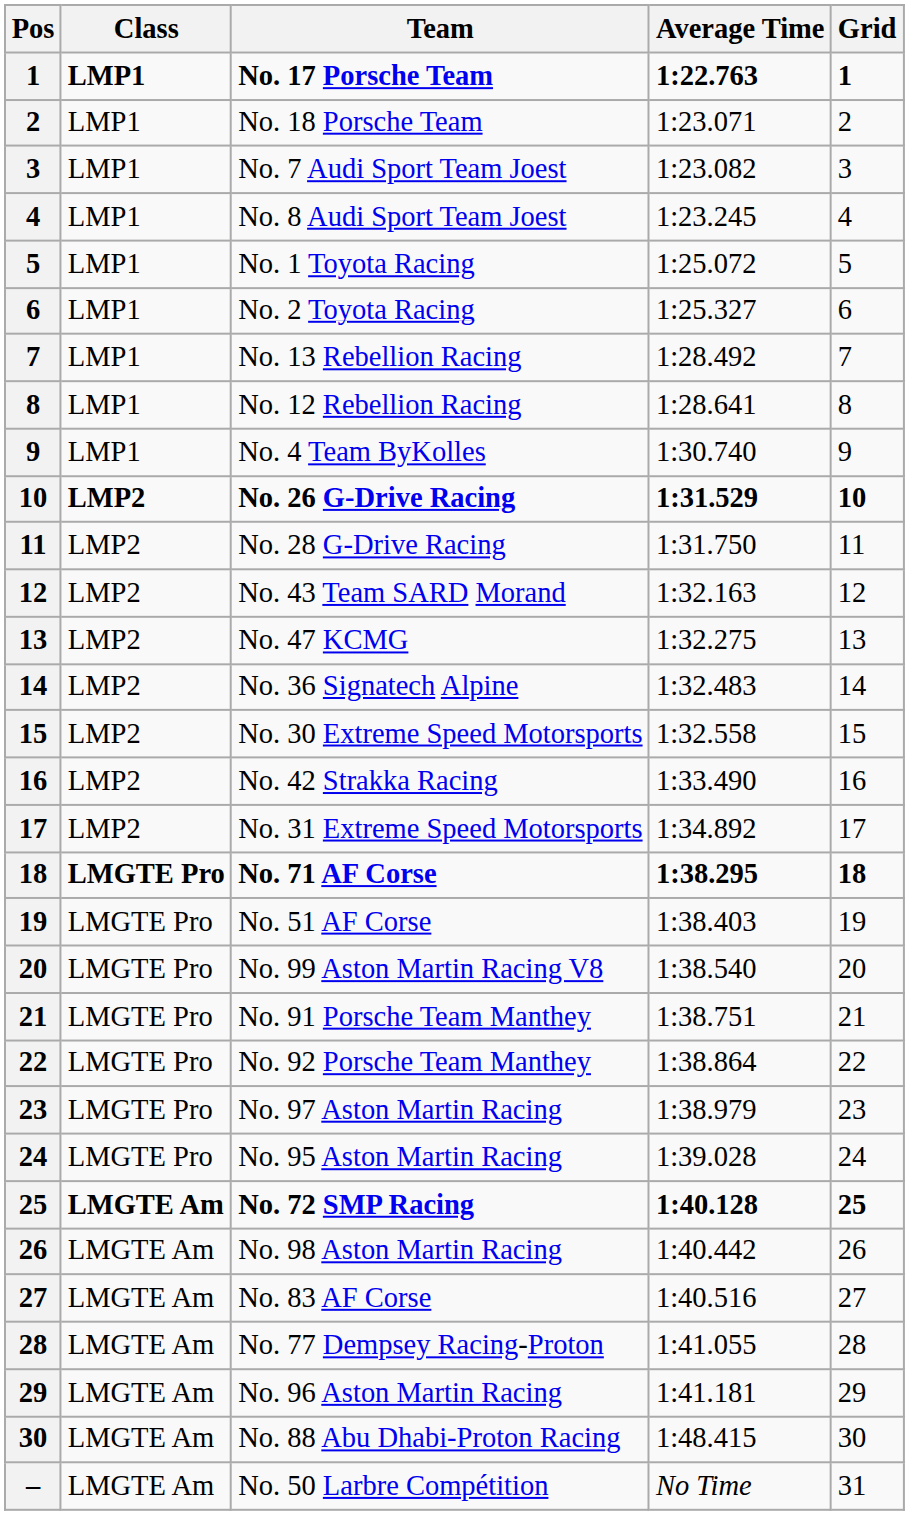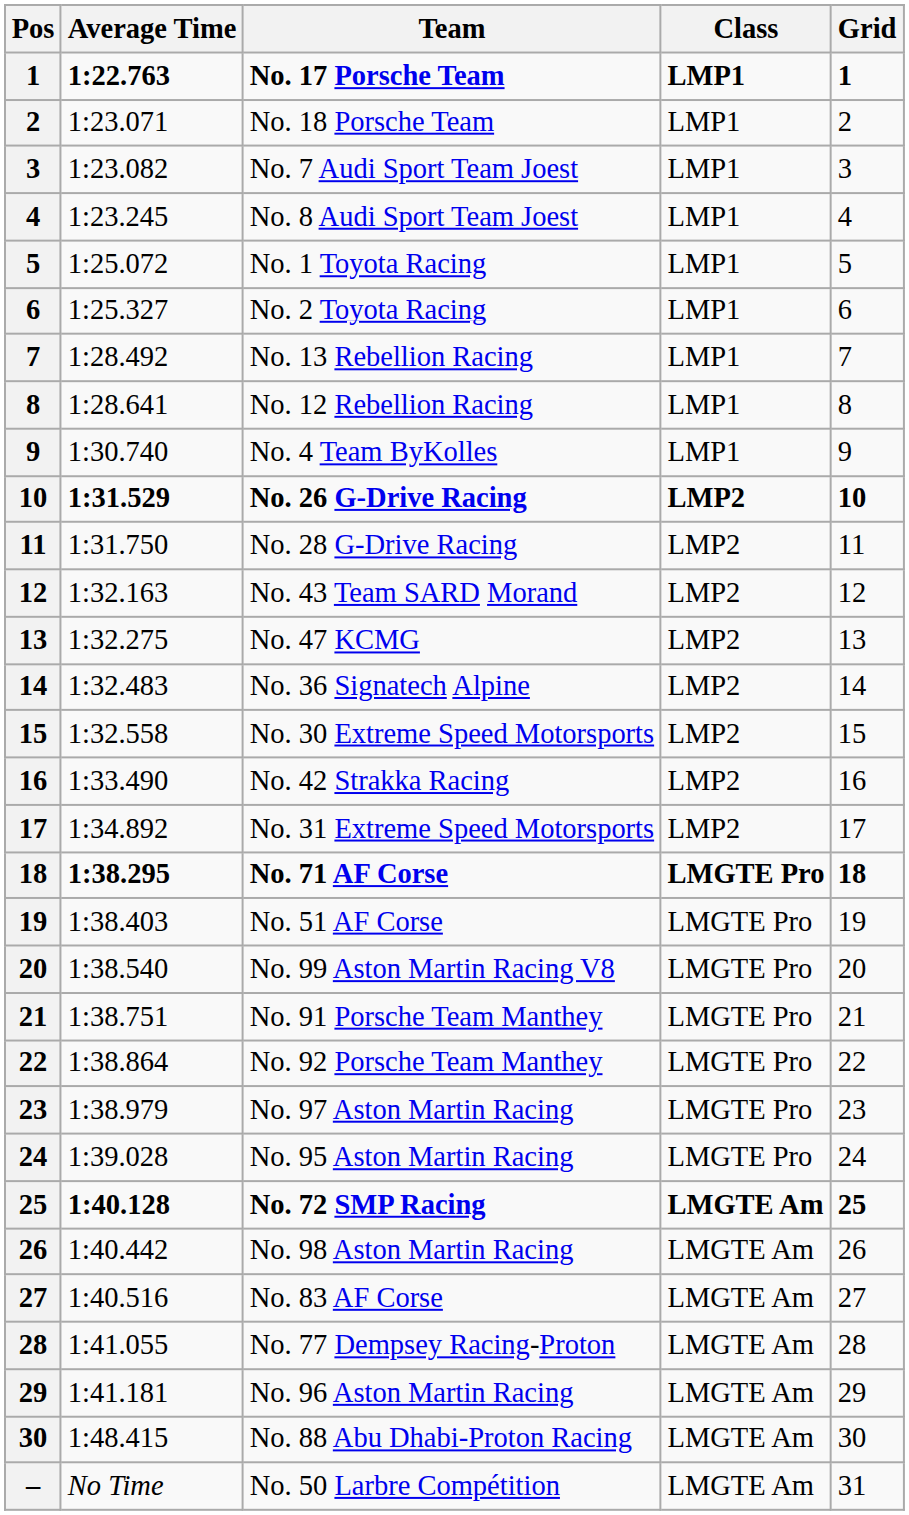columns swapped: (146, 28) <-> (740, 28)
